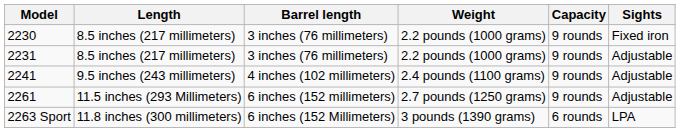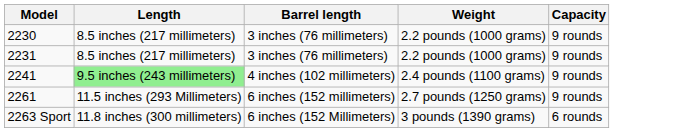- column: (642, 14)
(156, 76) no background -> (156, 76) lightgreen background
